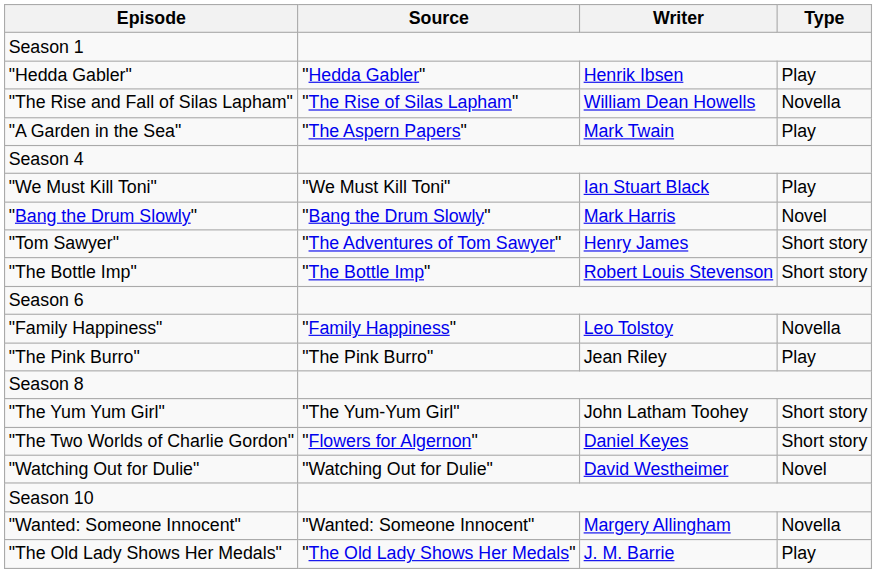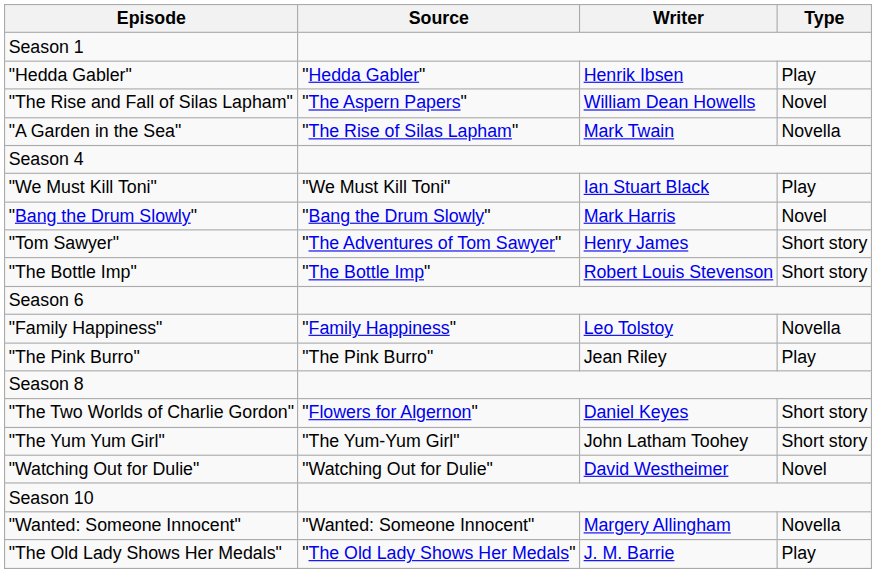(410, 103) "The Rise of Silas Lapham" -> (385, 103) "The Aspern Papers"
(811, 103) Novella -> (804, 103) Novel
(385, 131) "The Aspern Papers" -> (410, 131) "The Rise of Silas Lapham"
(799, 131) Play -> (811, 131) Novella
rows swapped: (87, 412) <-> (151, 441)
